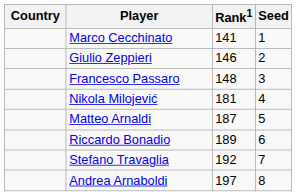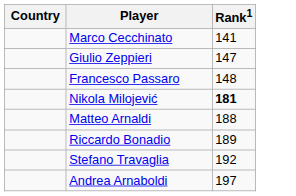- column: (274, 16)
(226, 58) 146 -> (226, 58) 147
(226, 99) normal -> (226, 99) bold
(226, 119) 187 -> (226, 119) 188
